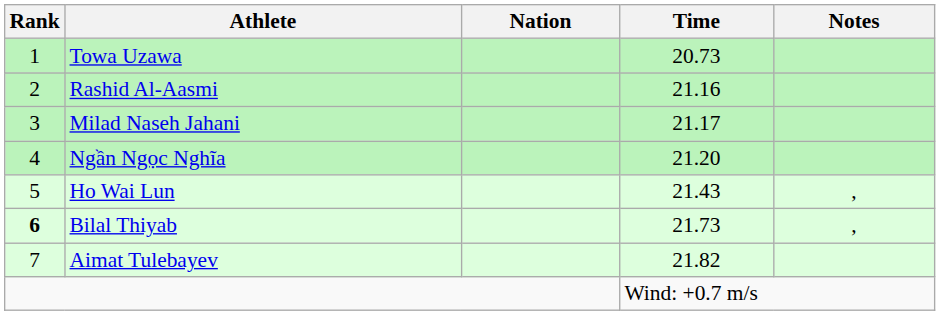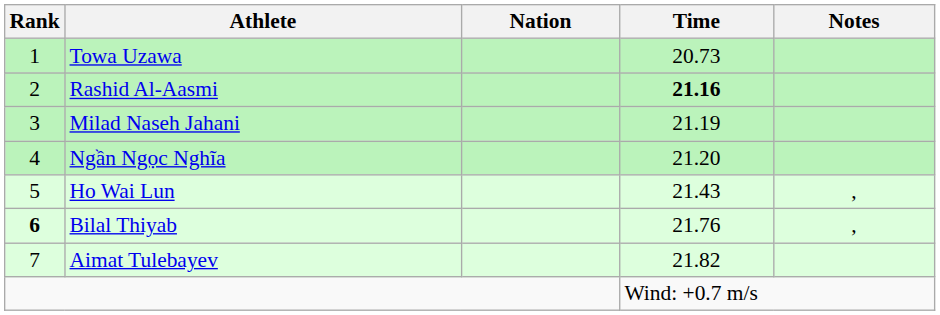(696, 89) normal -> (696, 89) bold
(696, 123) 21.17 -> (696, 123) 21.19
(696, 225) 21.73 -> (696, 225) 21.76
